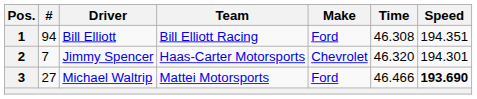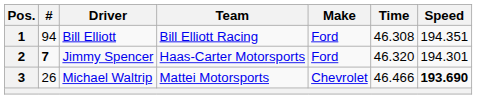(45, 57) normal -> (45, 57) bold
(339, 57) Chevrolet -> (325, 57) Ford
(49, 78) 27 -> (49, 78) 26
(325, 78) Ford -> (339, 78) Chevrolet
